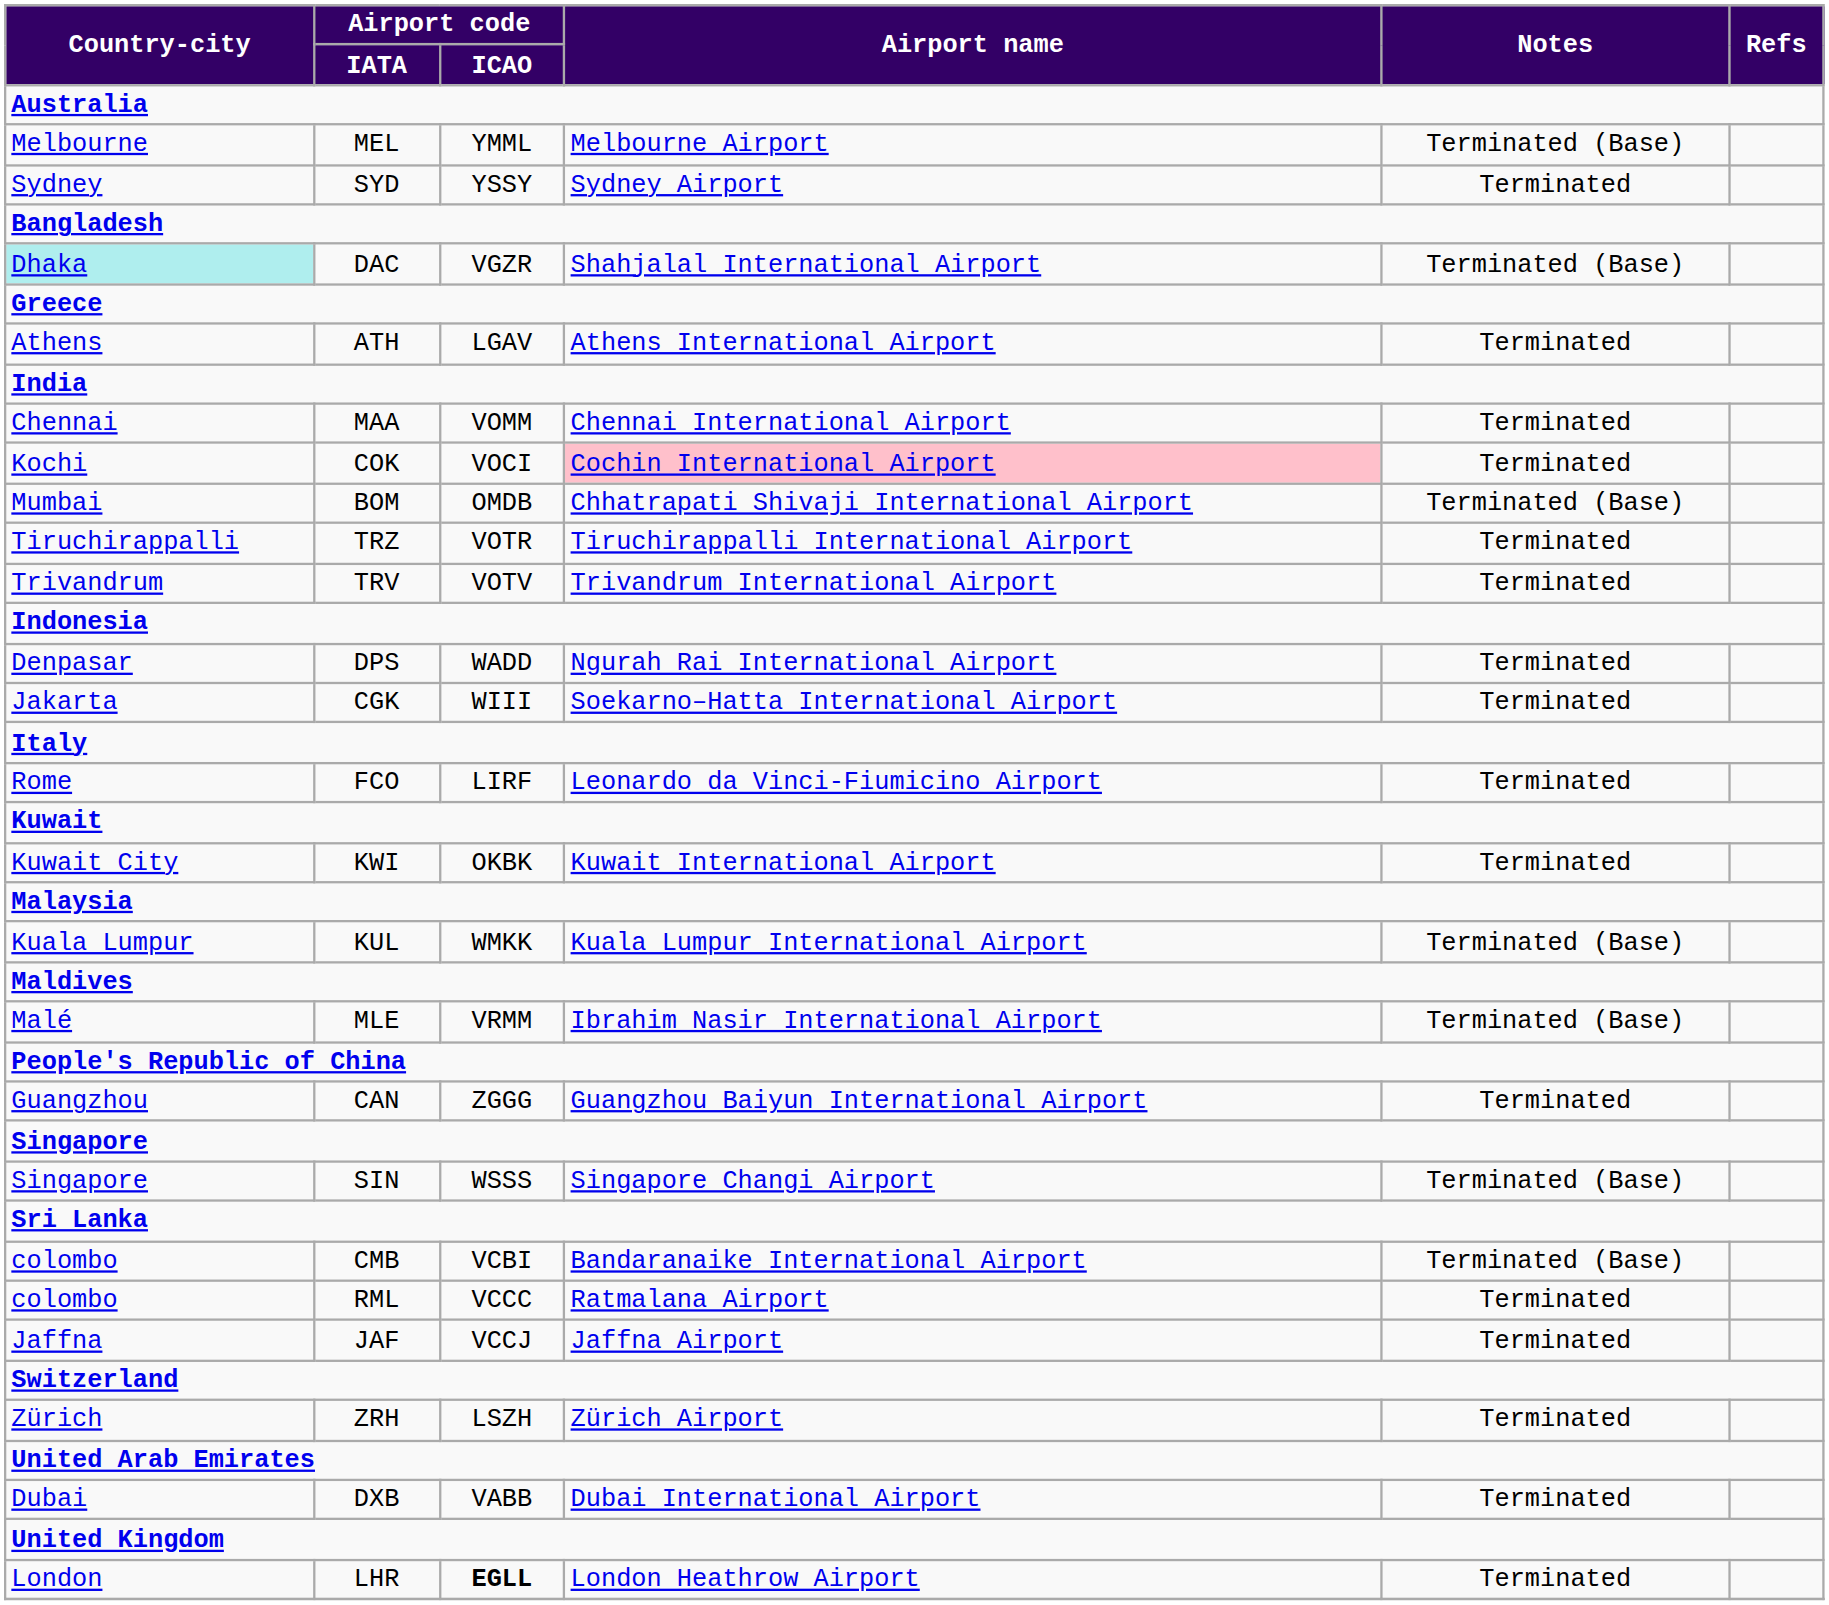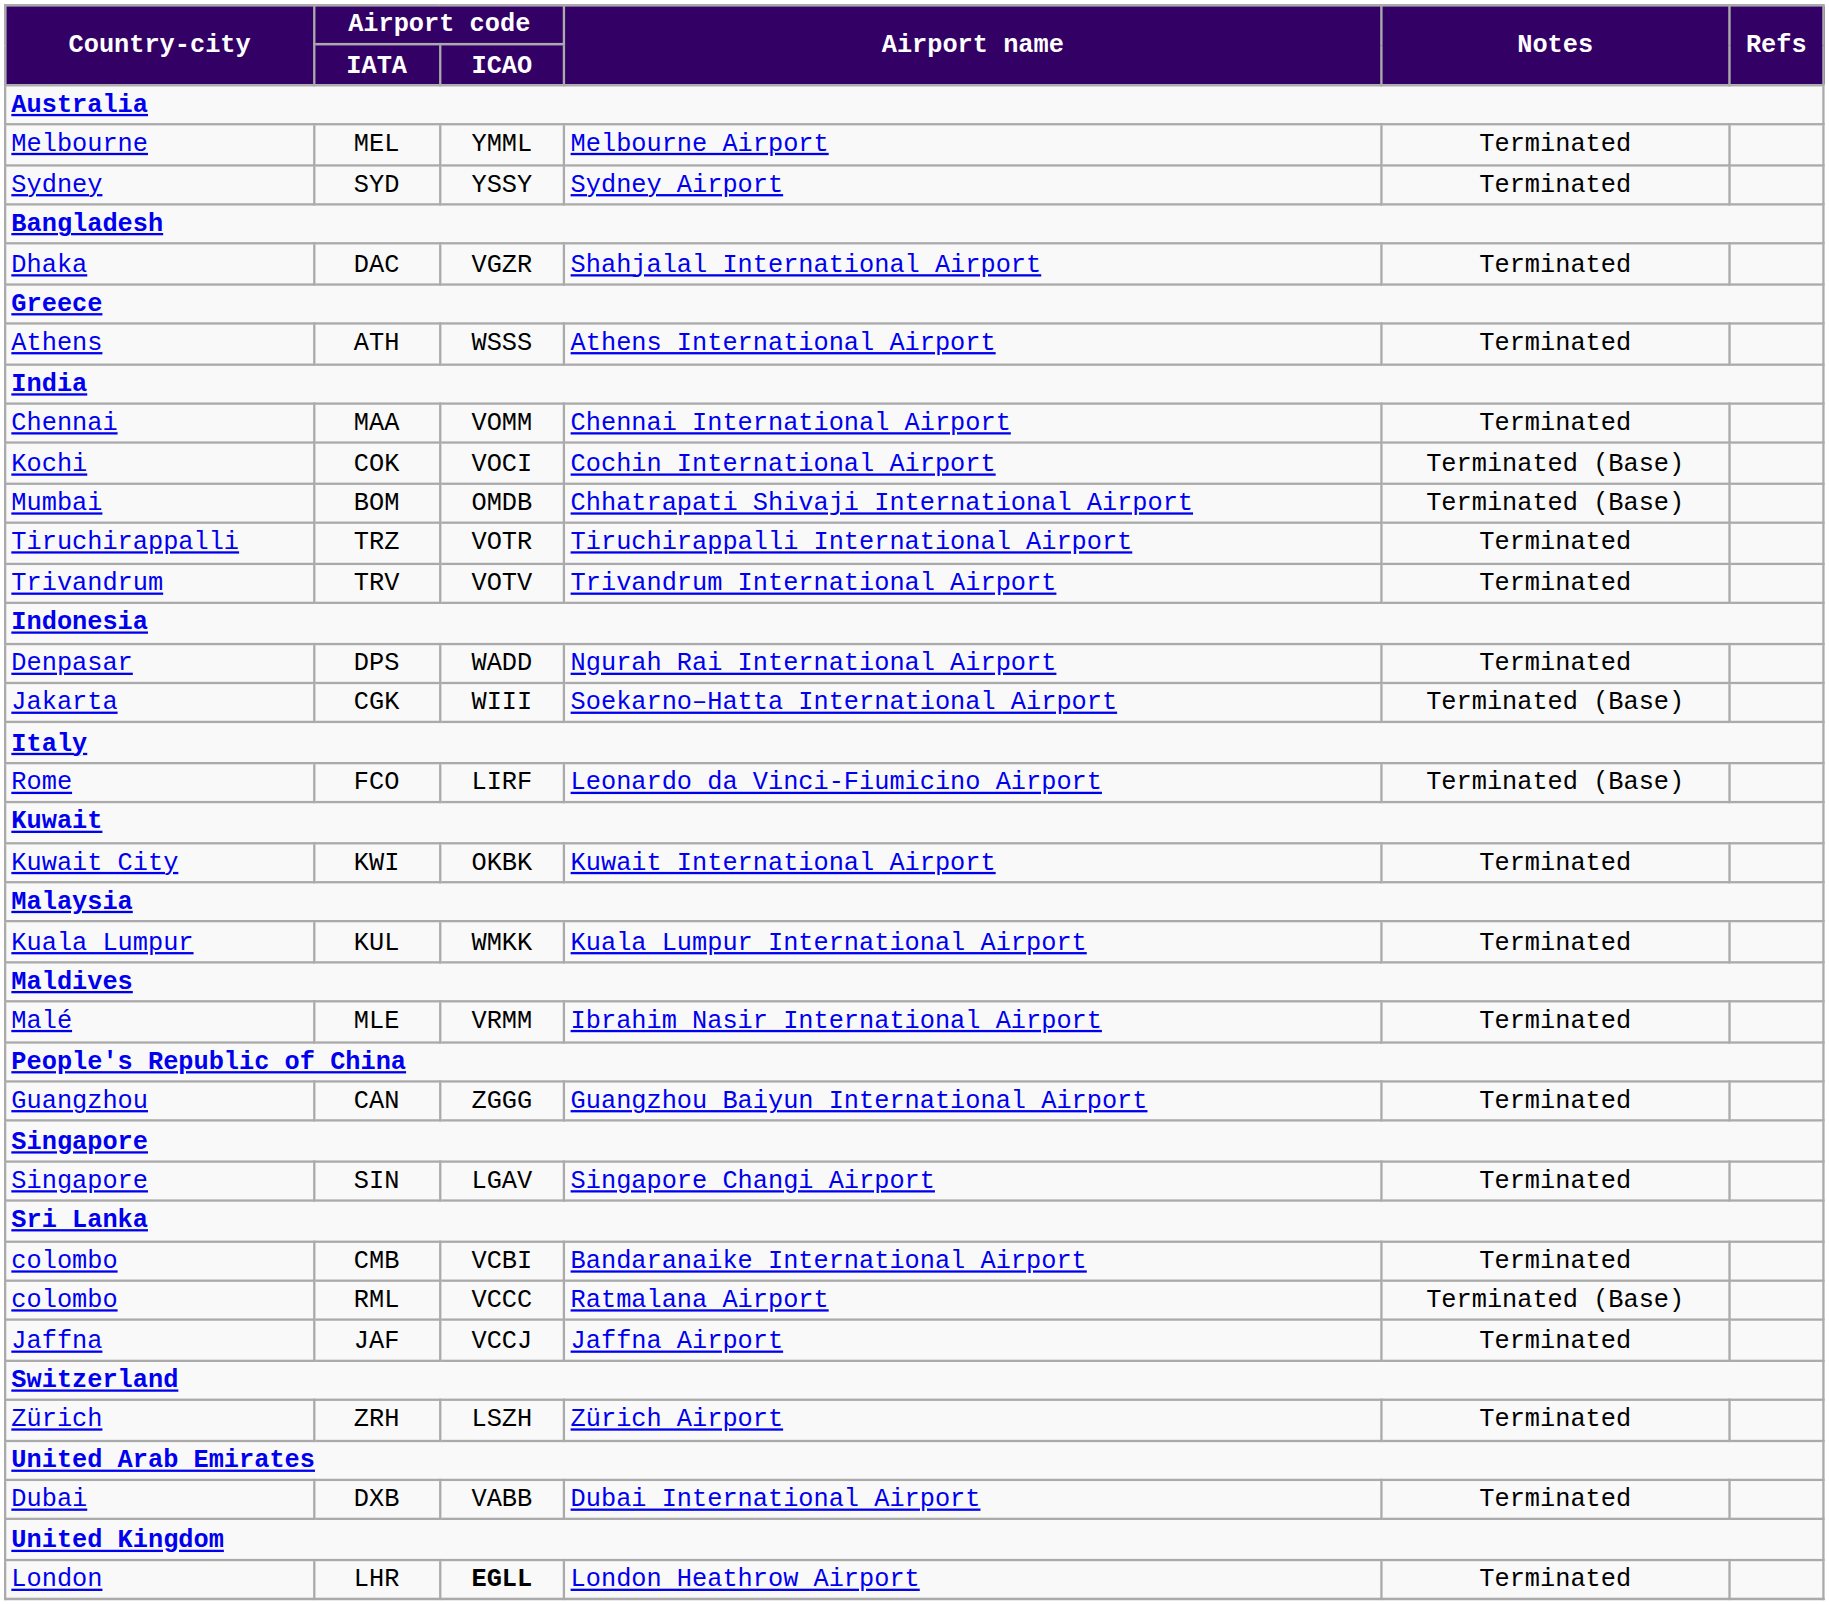(1555, 145) Terminated (Base) -> (1555, 145) Terminated
(49, 264) paleturquoise background -> (49, 264) no background
(1555, 264) Terminated (Base) -> (1555, 264) Terminated
(502, 344) LGAV -> (502, 344) WSSS
(783, 464) pink background -> (783, 464) no background
(1555, 464) Terminated -> (1555, 464) Terminated (Base)
(1555, 703) Terminated -> (1555, 703) Terminated (Base)
(1555, 782) Terminated -> (1555, 782) Terminated (Base)
(1555, 942) Terminated (Base) -> (1555, 942) Terminated
(1555, 1022) Terminated (Base) -> (1555, 1022) Terminated
(502, 1181) WSSS -> (502, 1181) LGAV
(1555, 1181) Terminated (Base) -> (1555, 1181) Terminated
(1555, 1261) Terminated (Base) -> (1555, 1261) Terminated
(1555, 1301) Terminated -> (1555, 1301) Terminated (Base)
